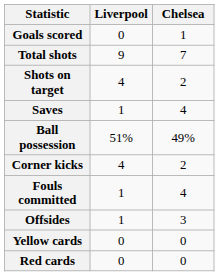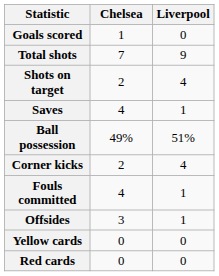columns swapped: (121, 14) <-> (183, 14)
